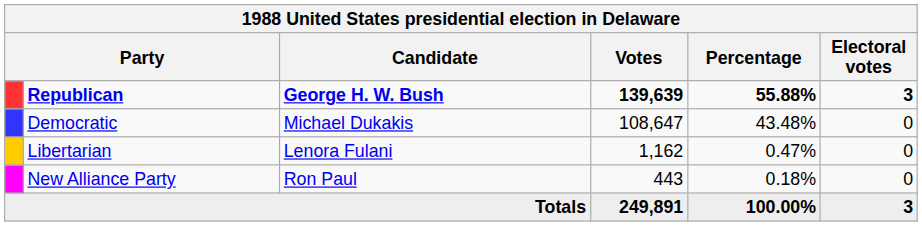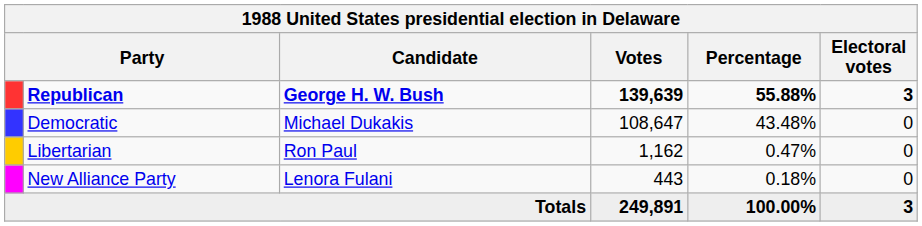(338, 151) Lenora Fulani -> (320, 151) Ron Paul
(320, 180) Ron Paul -> (338, 180) Lenora Fulani
